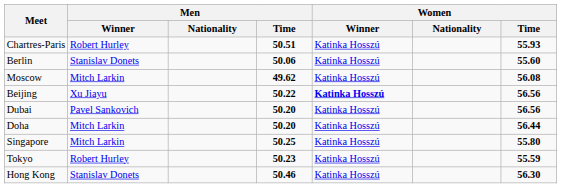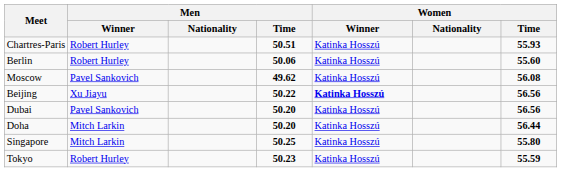(105, 61) Stanislav Donets -> (99, 61) Robert Hurley
(97, 77) Mitch Larkin -> (104, 77) Pavel Sankovich
- row: (31, 175)
